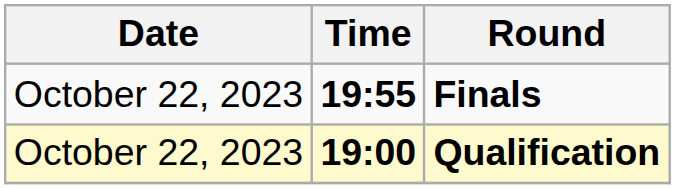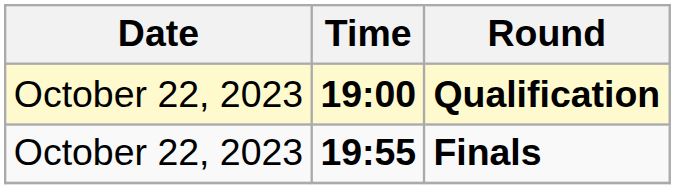rows swapped: (547, 152) <-> (487, 93)
